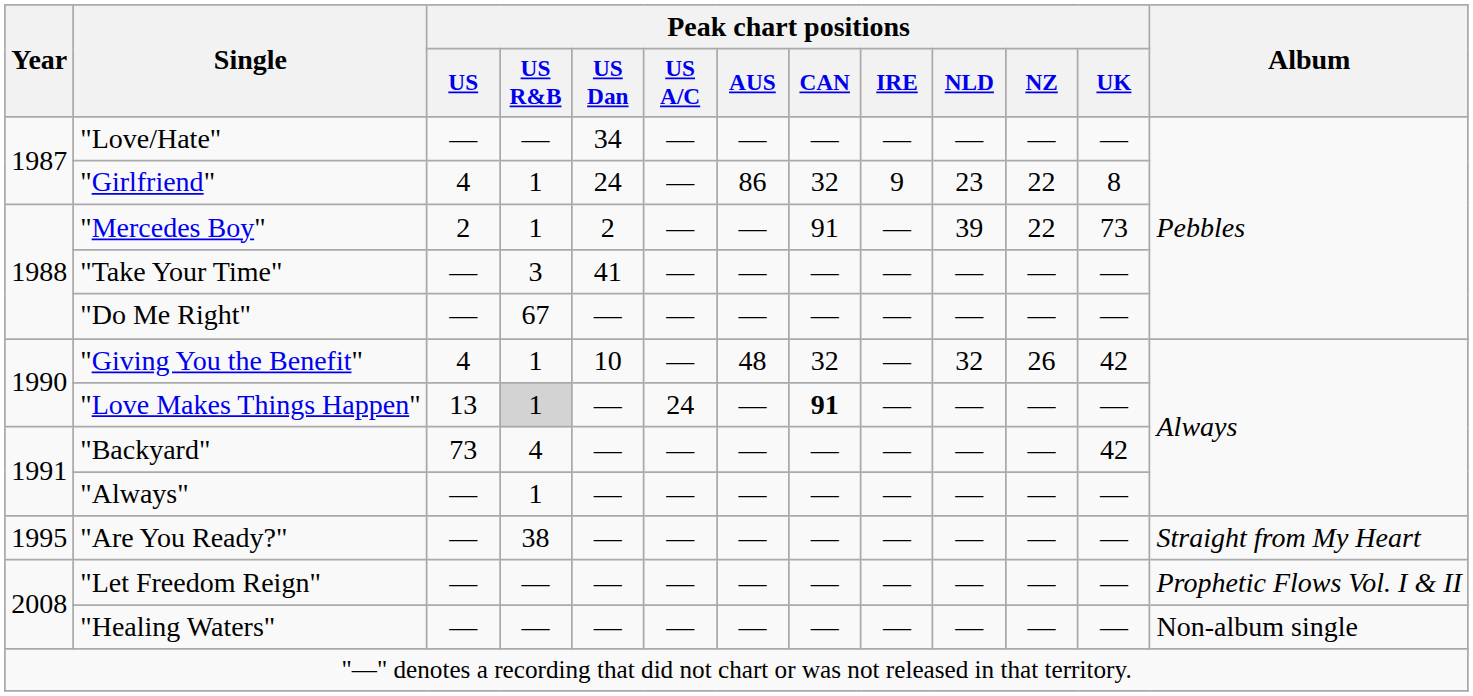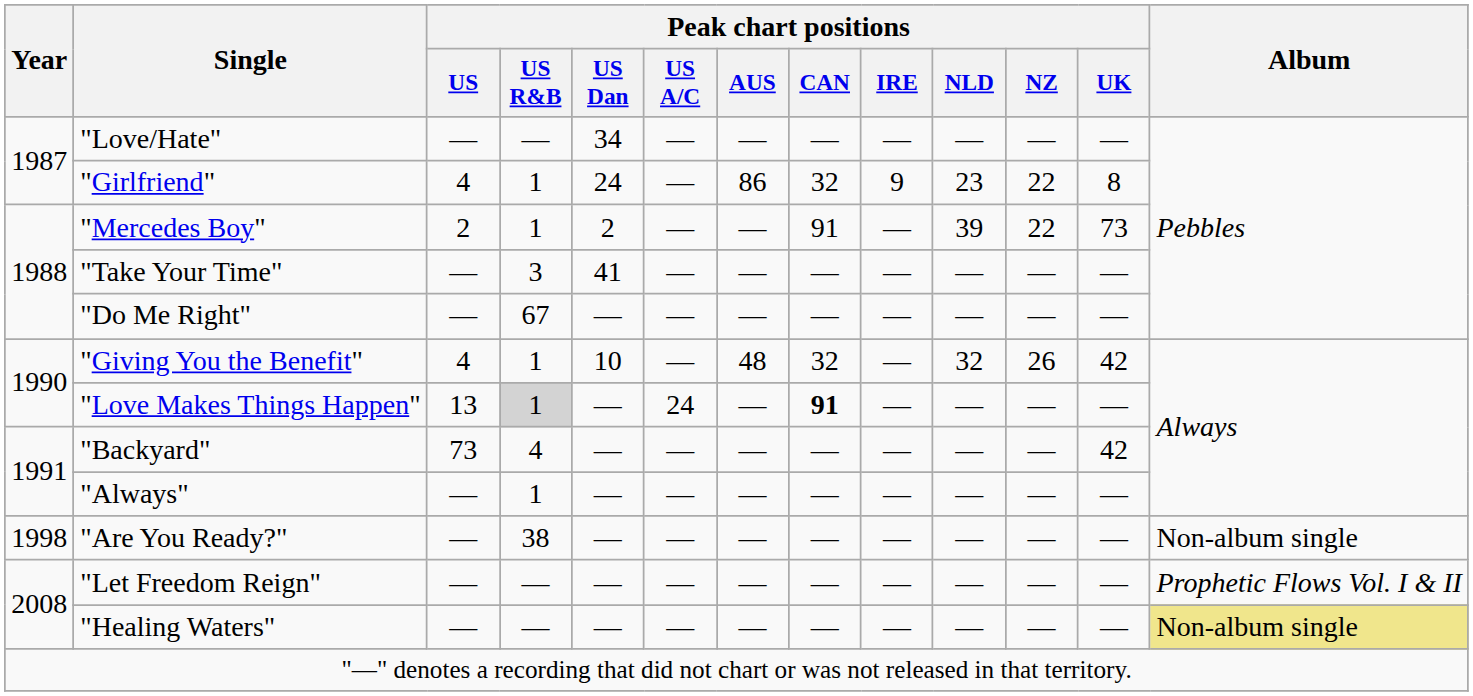(39, 537) 1995 -> (39, 537) 1998
(1289, 537) Straight from My Heart -> (1257, 537) Non-album single
(1257, 626) no background -> (1257, 626) khaki background
